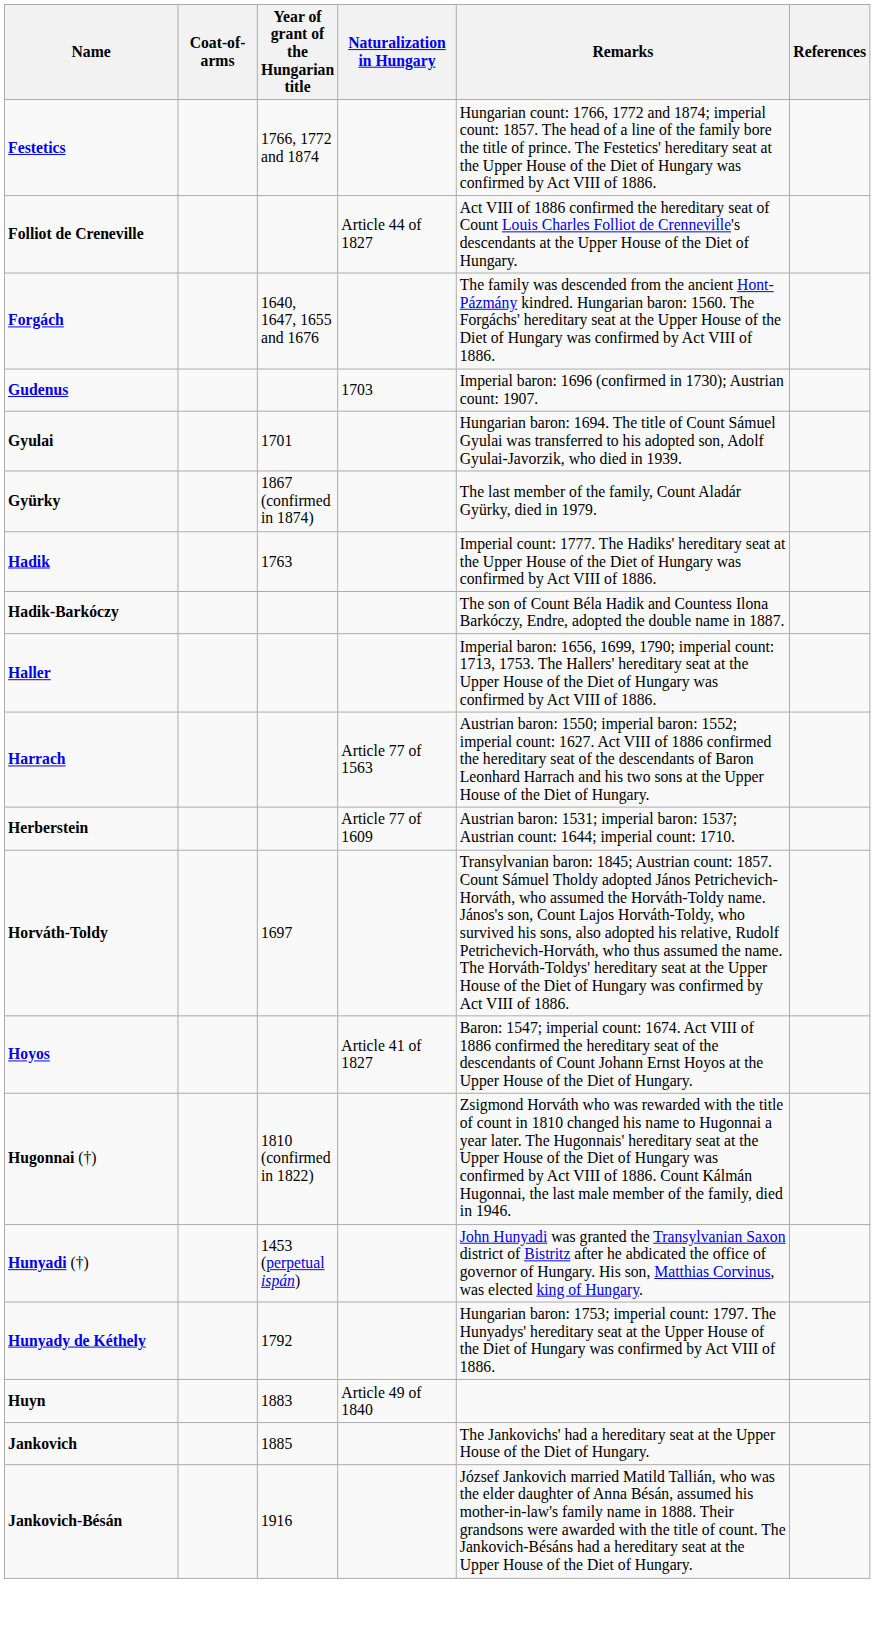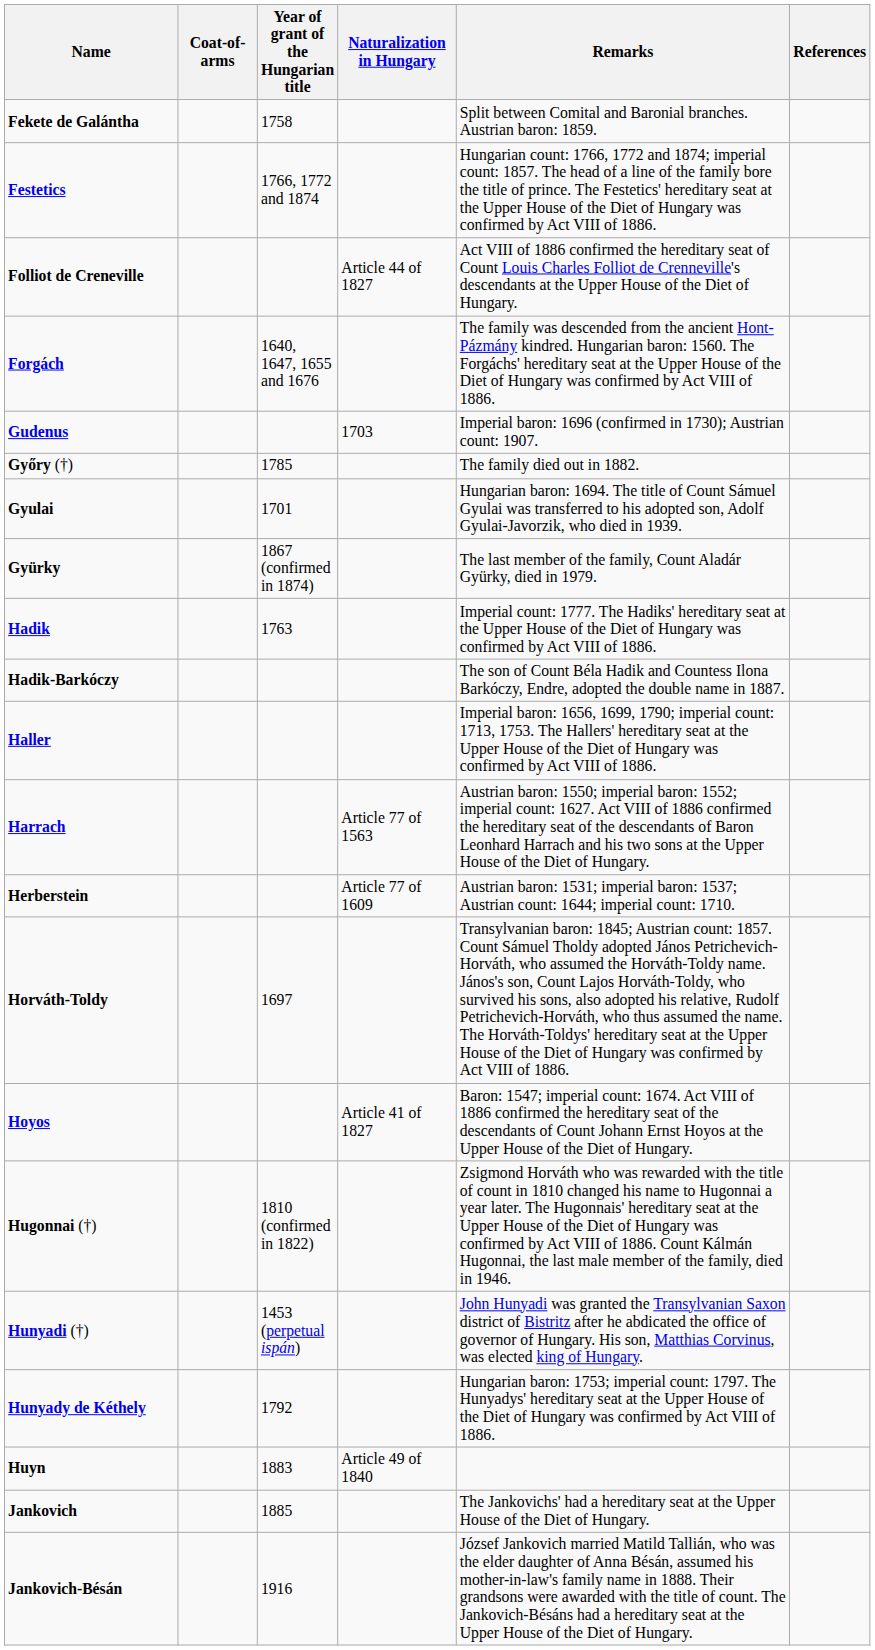+ row: (73, 121)
+ row: (41, 466)
